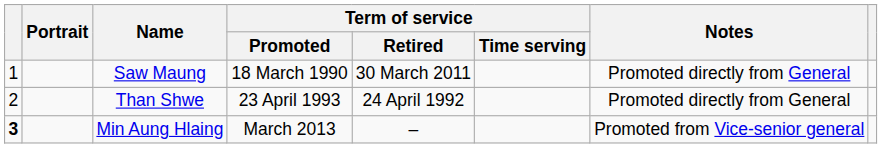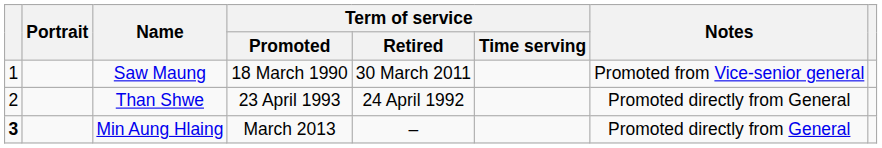(729, 73) Promoted directly from General -> (729, 73) Promoted from Vice-senior general
(729, 128) Promoted from Vice-senior general -> (729, 128) Promoted directly from General
